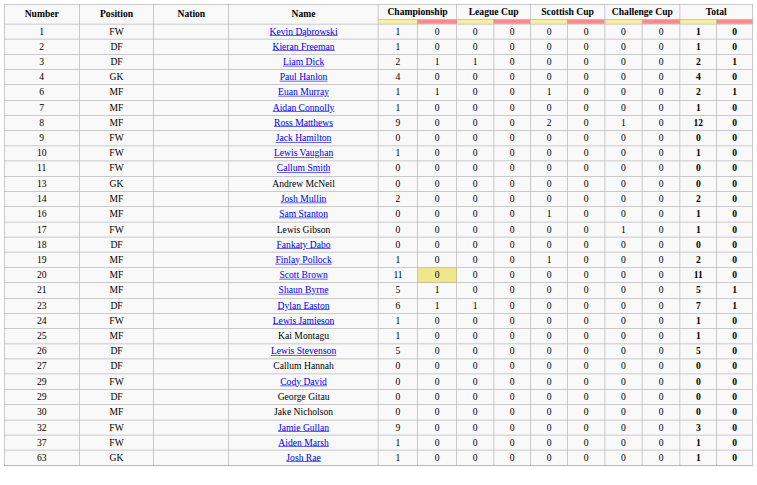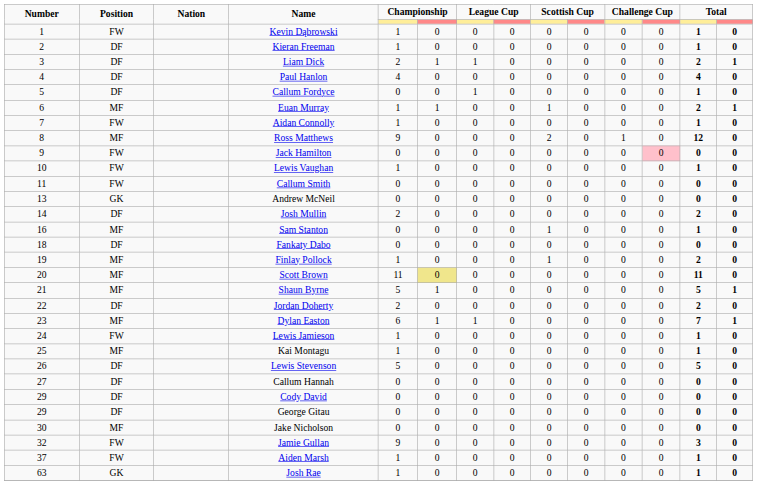(117, 77) GK -> (117, 77) DF
+ row: (304, 92)
(117, 107) MF -> (117, 123) FW
(661, 138) no background -> (661, 153) pink background
(117, 199) MF -> (117, 214) DF
- row: (304, 229)
+ row: (304, 305)
(117, 305) DF -> (117, 321) MF
(117, 381) FW -> (117, 397) DF
